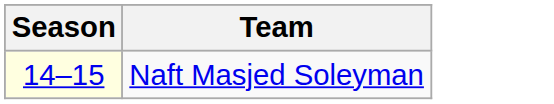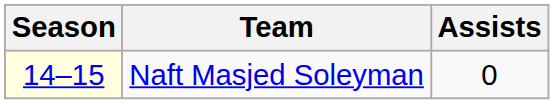+ column: (489, 27)
